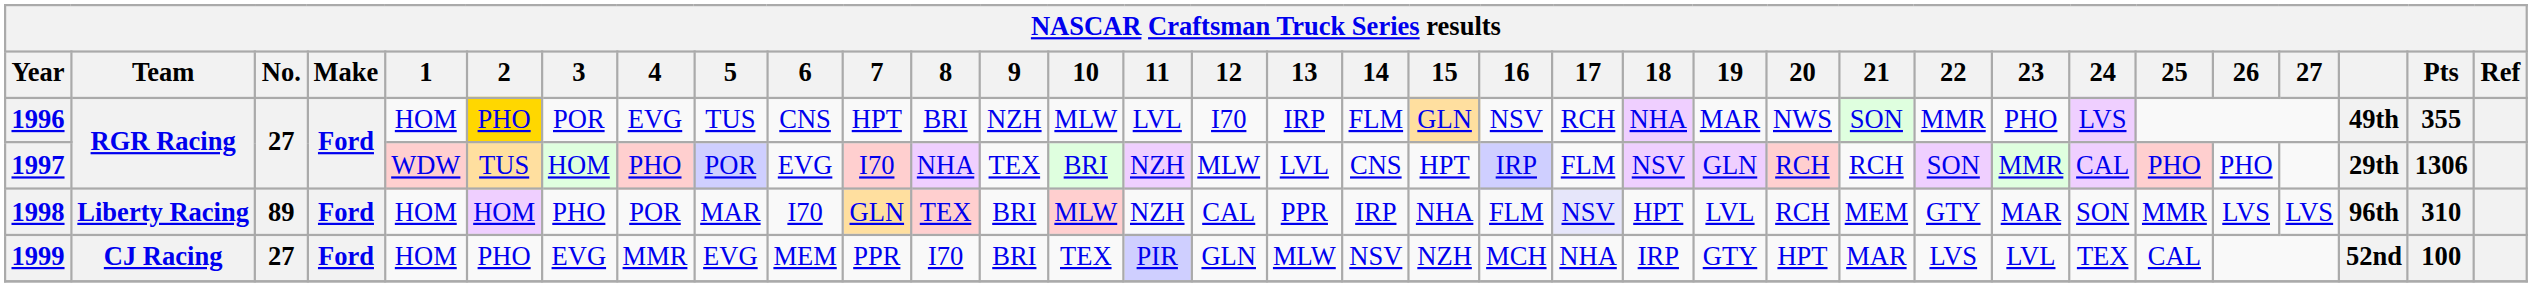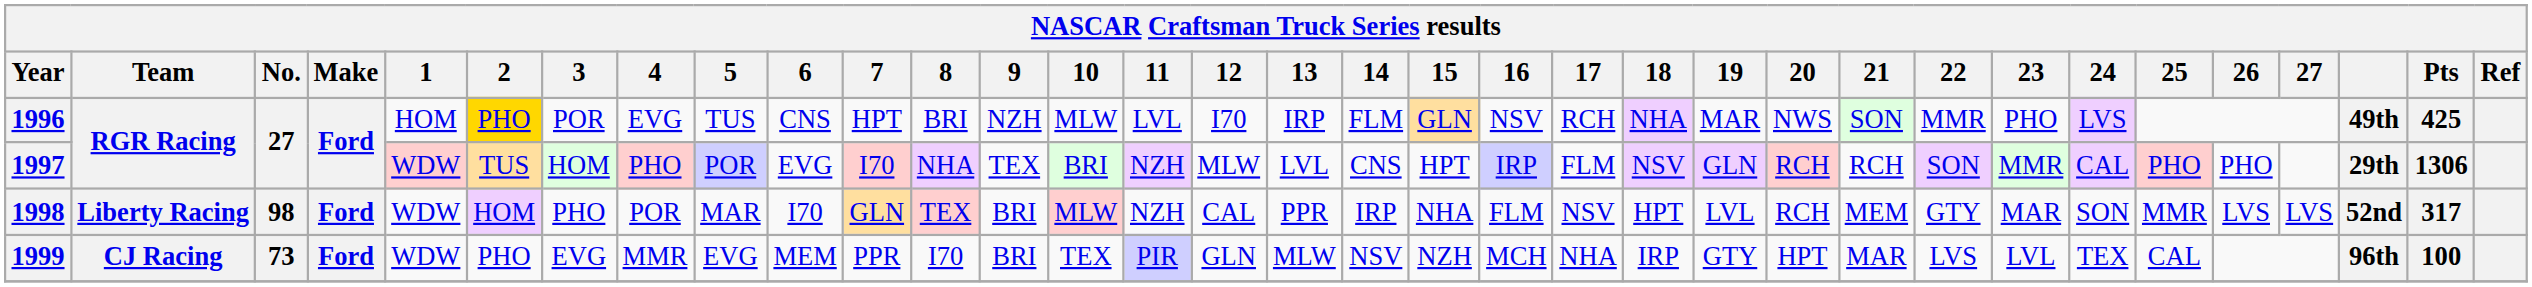(2441, 119) 355 -> (2441, 119) 425
(281, 211) 89 -> (281, 211) 98
(426, 211) HOM -> (426, 211) WDW
(1588, 211) lavender background -> (1588, 211) no background
(2374, 211) 96th -> (2374, 211) 52nd
(2441, 211) 310 -> (2441, 211) 317
(281, 257) 27 -> (281, 257) 73
(426, 257) HOM -> (426, 257) WDW
(2374, 257) 52nd -> (2374, 257) 96th
